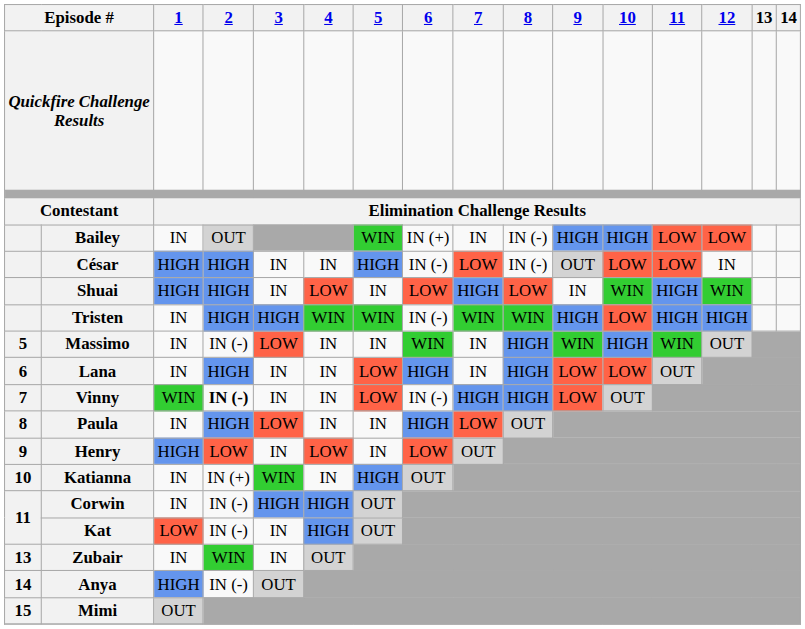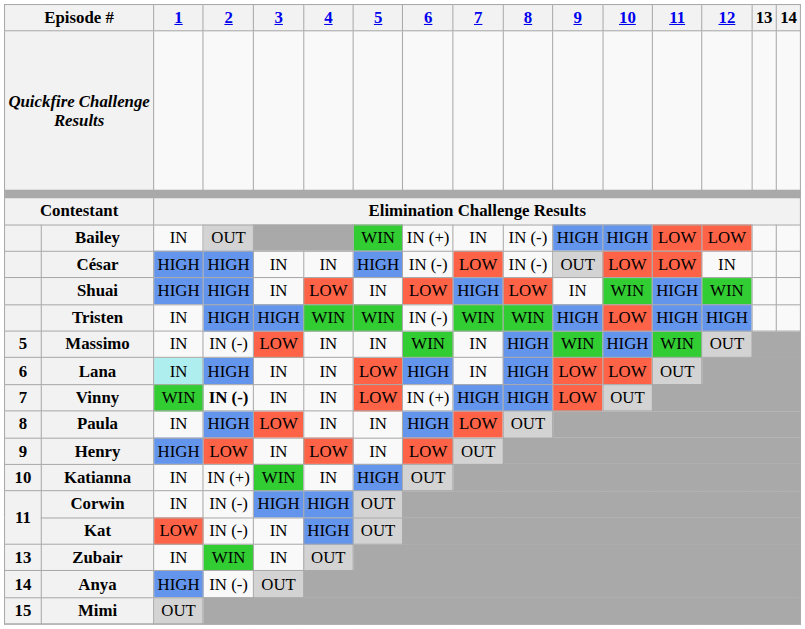(179, 371) no background -> (179, 371) paleturquoise background
(428, 397) IN (-) -> (428, 397) IN (+)
